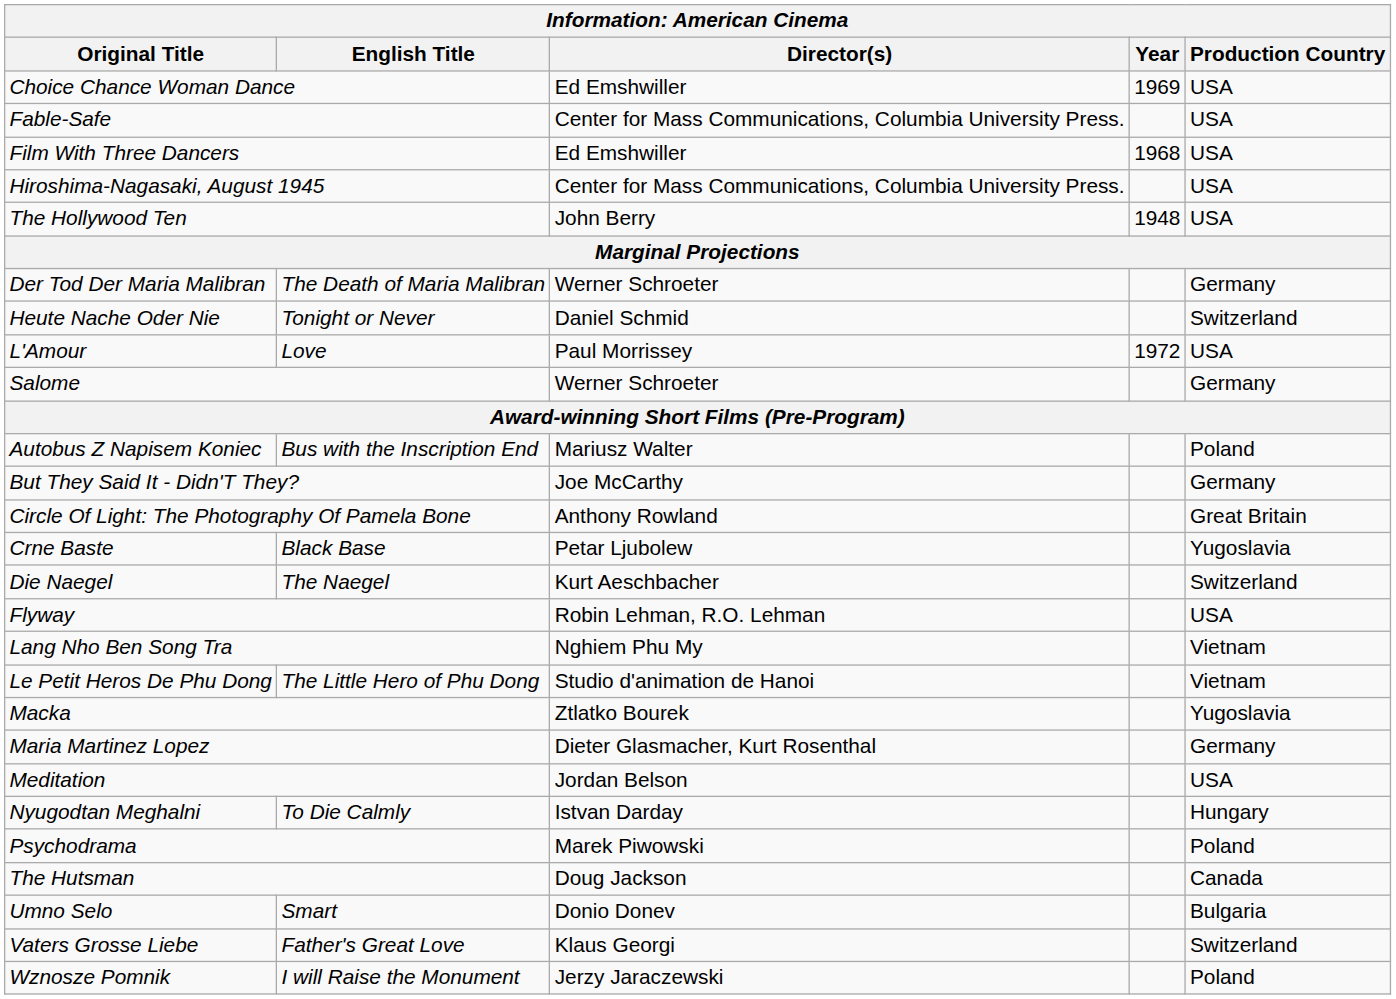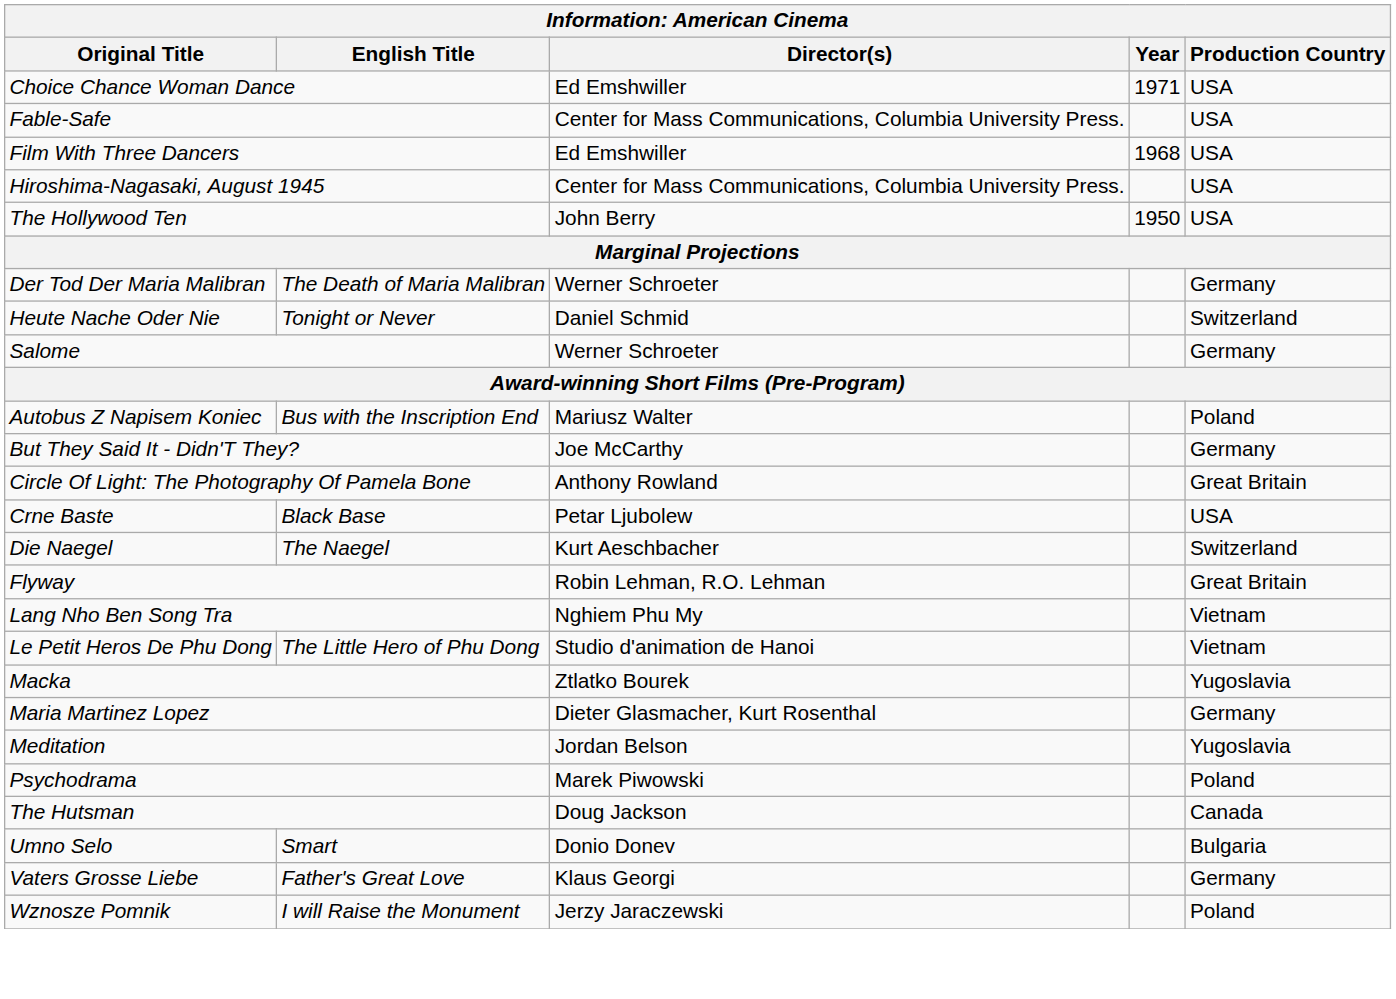(1157, 86) 1969 -> (1157, 86) 1971
(1157, 218) 1948 -> (1157, 218) 1950
- row: (48, 350)
(1240, 548) Yugoslavia -> (1211, 515) USA
(1211, 614) USA -> (1248, 581) Great Britain
(1211, 779) USA -> (1240, 746) Yugoslavia
- row: (105, 812)
(1244, 944) Switzerland -> (1233, 878) Germany
